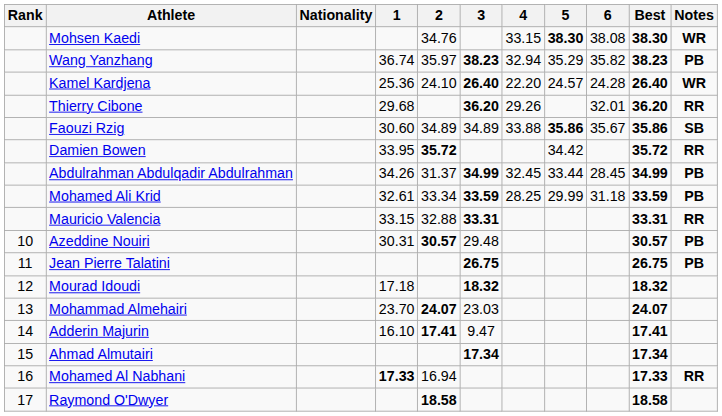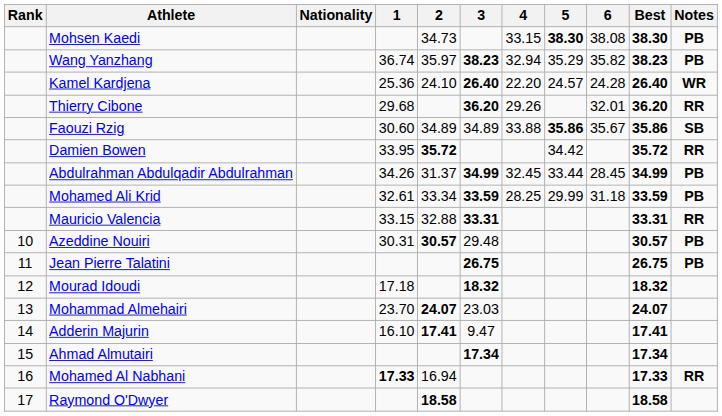(439, 38) 34.76 -> (439, 38) 34.73
(694, 38) WR -> (694, 38) PB
